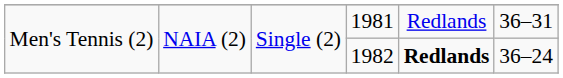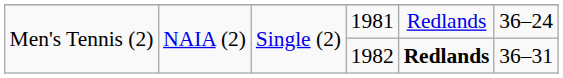(526, 21) 36–31 -> (526, 21) 36–24
(526, 55) 36–24 -> (526, 55) 36–31
